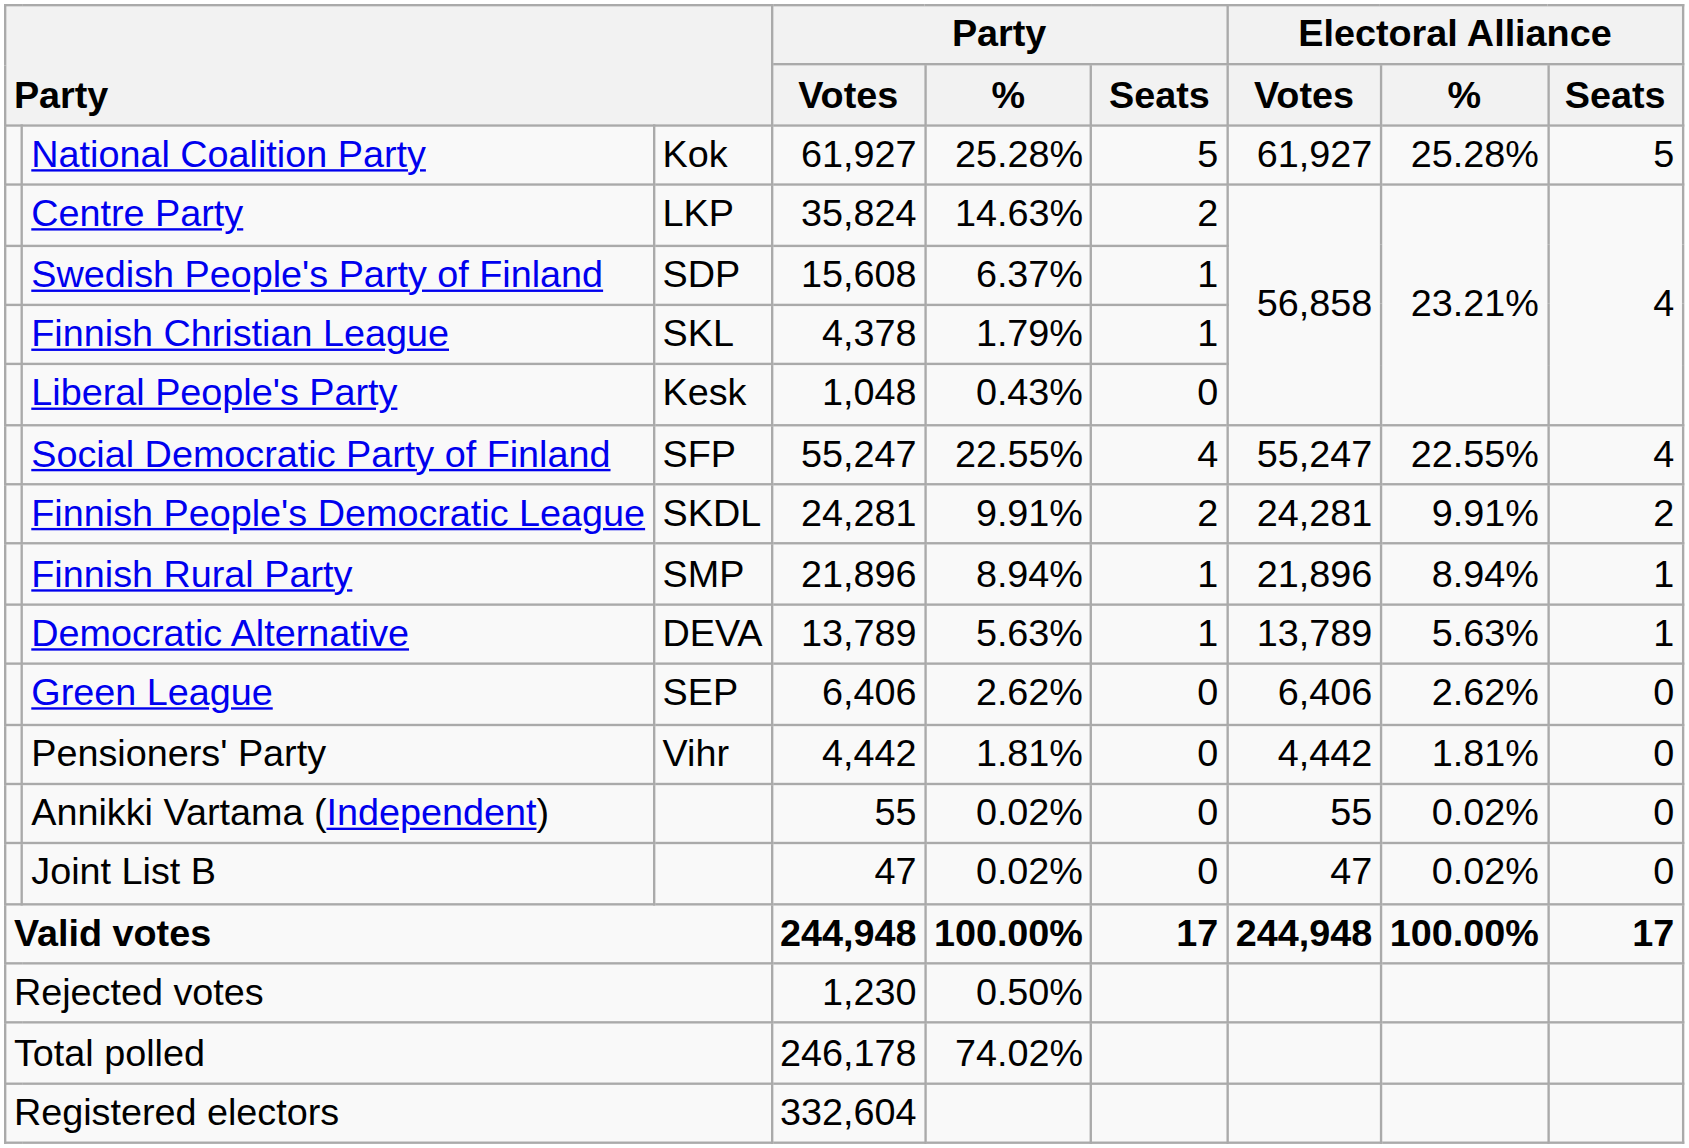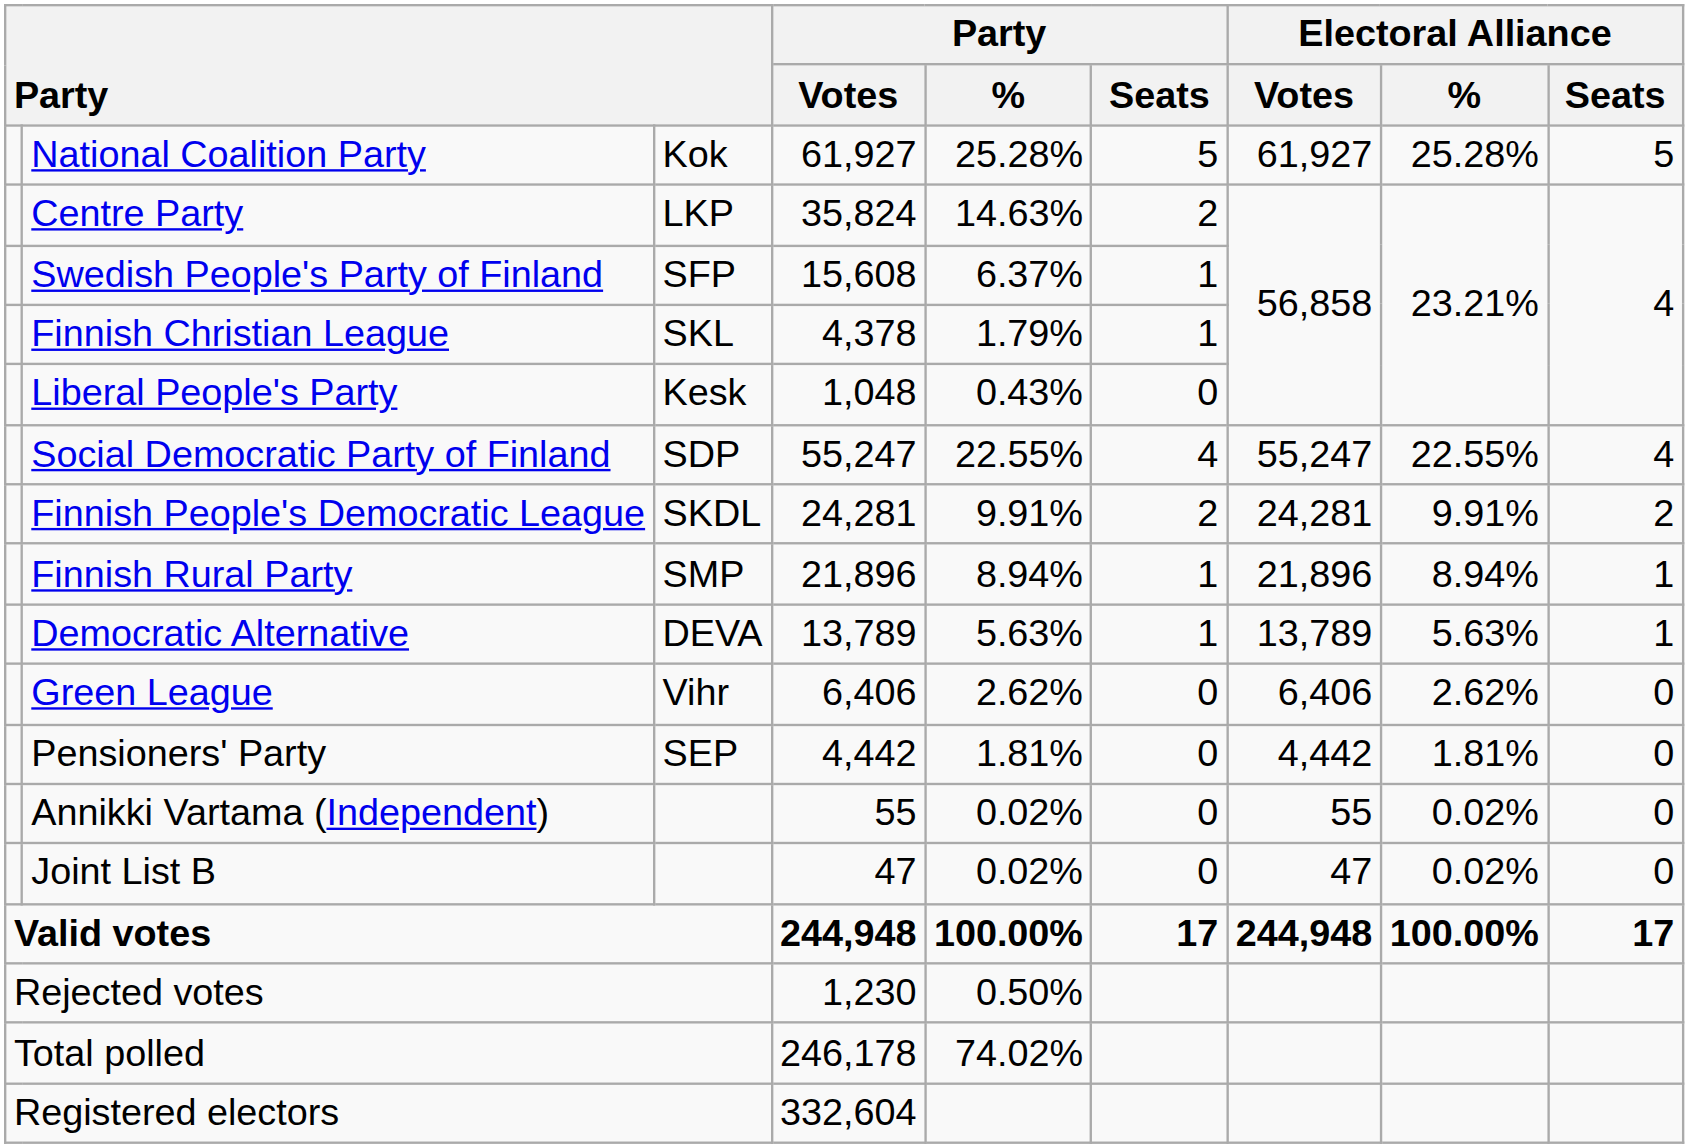(701, 273) SDP -> (699, 273) SFP
(699, 453) SFP -> (701, 453) SDP
(700, 693) SEP -> (696, 693) Vihr
(696, 753) Vihr -> (700, 753) SEP
